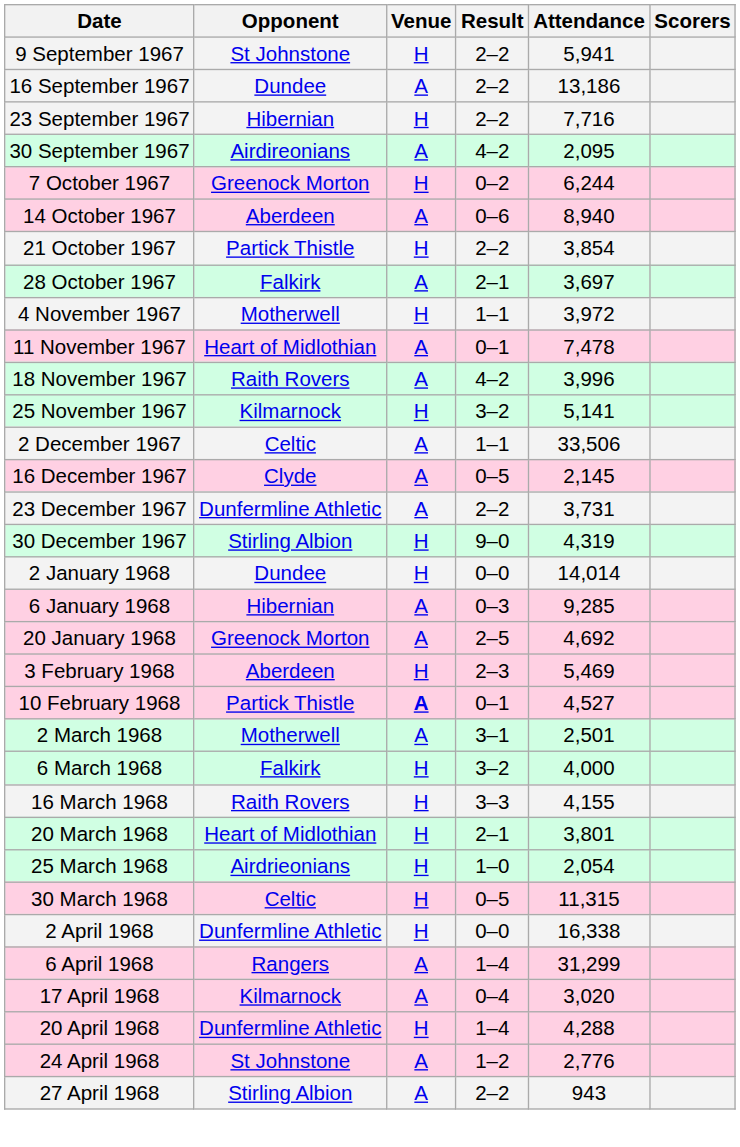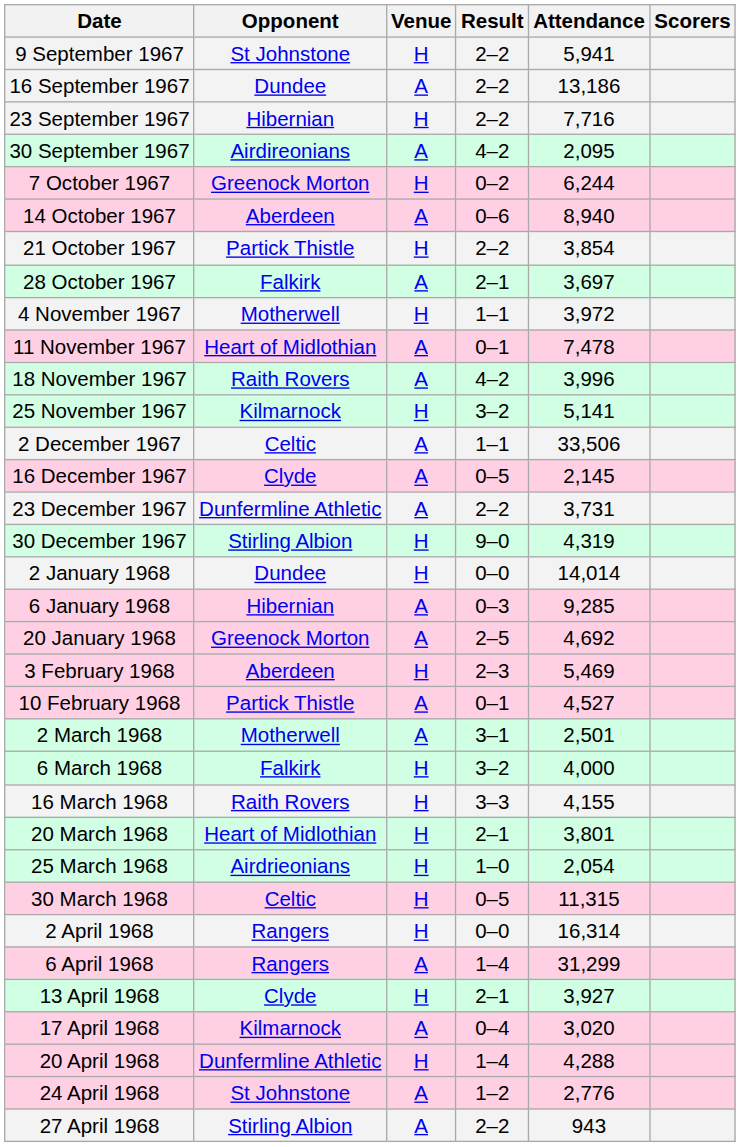(421, 703) bold -> (421, 703) normal
(290, 931) Dunfermline Athletic -> (290, 931) Rangers
(589, 931) 16,338 -> (589, 931) 16,314
+ row: (100, 996)
